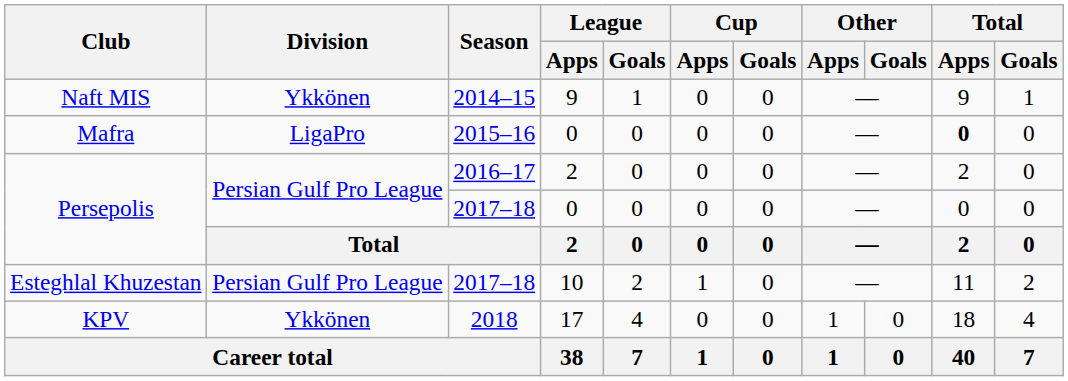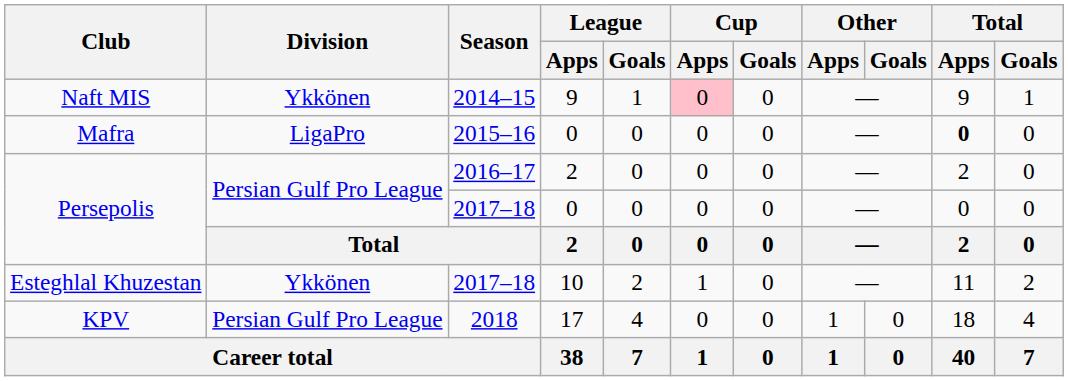(702, 97) no background -> (702, 97) pink background
(327, 282) Persian Gulf Pro League -> (327, 282) Ykkönen
(327, 319) Ykkönen -> (327, 319) Persian Gulf Pro League
